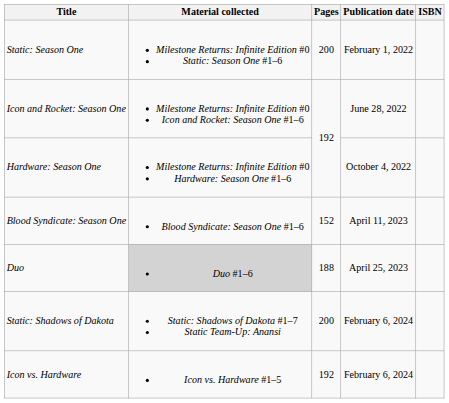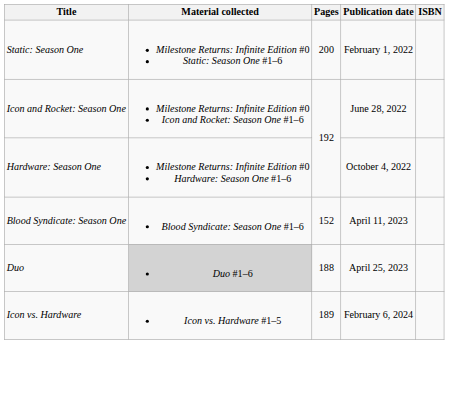- row: (60, 321)
(326, 374) 192 -> (326, 315) 189
